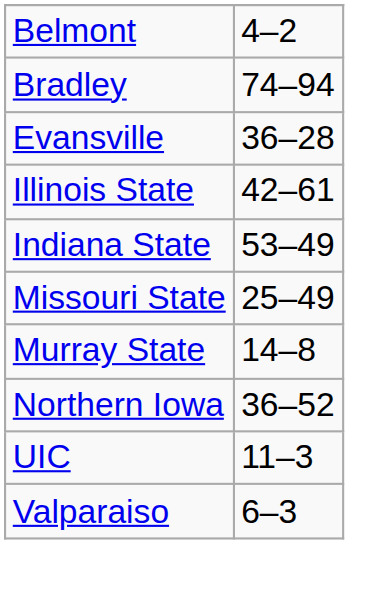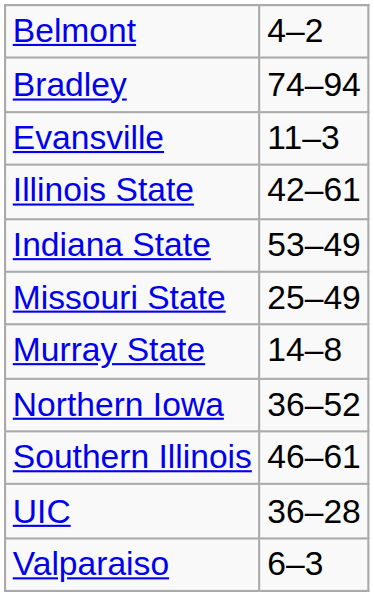(288, 137) 36–28 -> (303, 137) 11–3
+ row: (132, 457)
(277, 457) 11–3 -> (314, 510) 36–28
